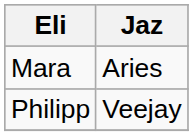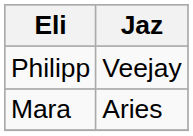rows swapped: (41, 67) <-> (51, 109)
